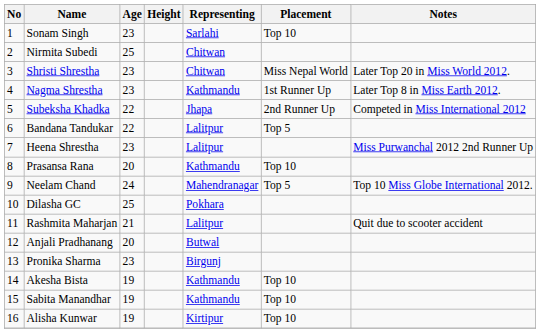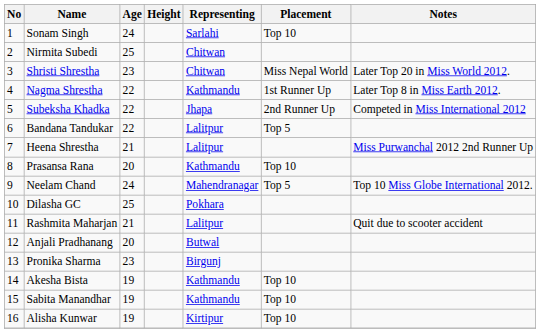(128, 33) 23 -> (128, 33) 24
(128, 90) 23 -> (128, 90) 22
(128, 147) 23 -> (128, 147) 21
